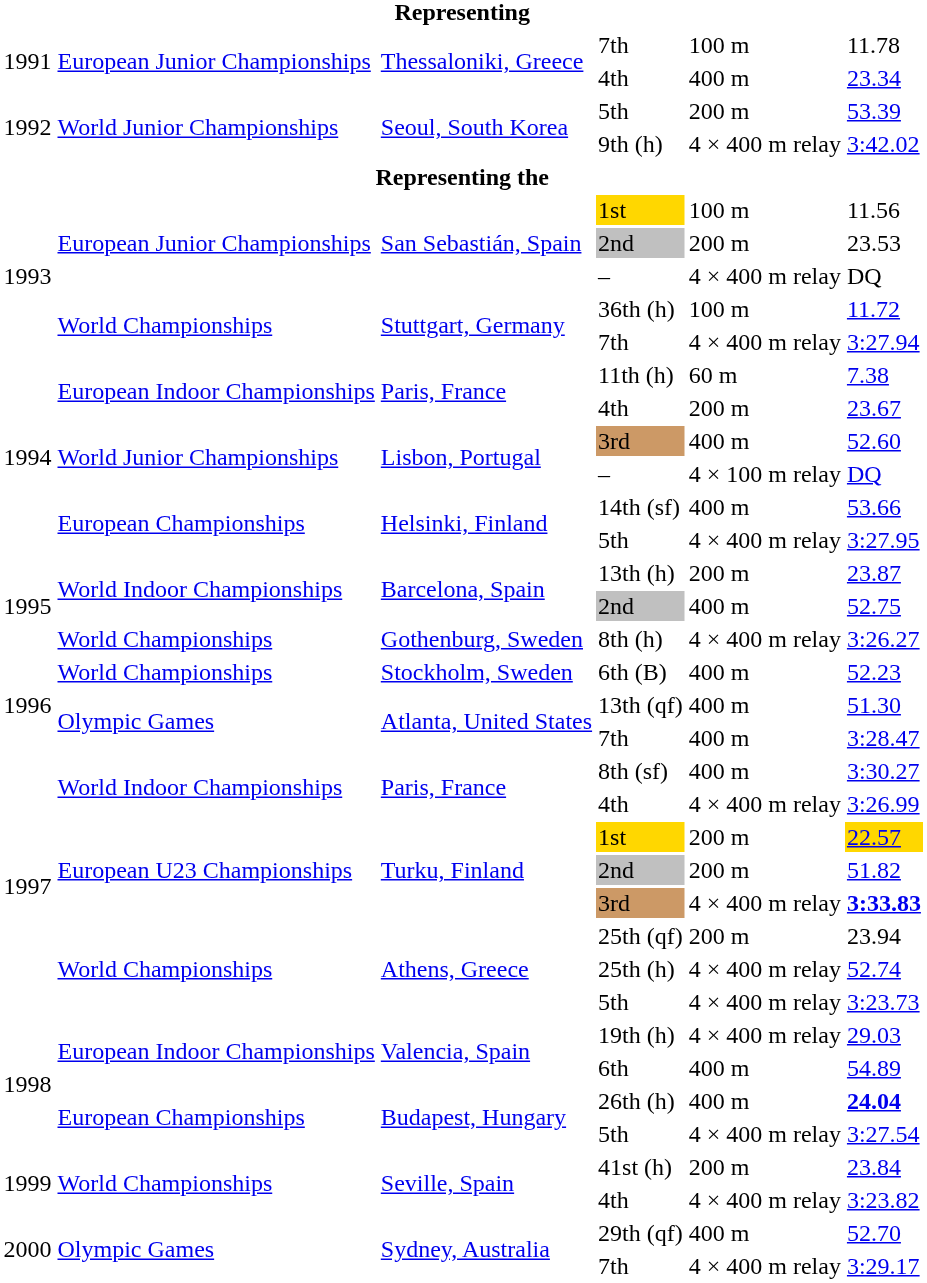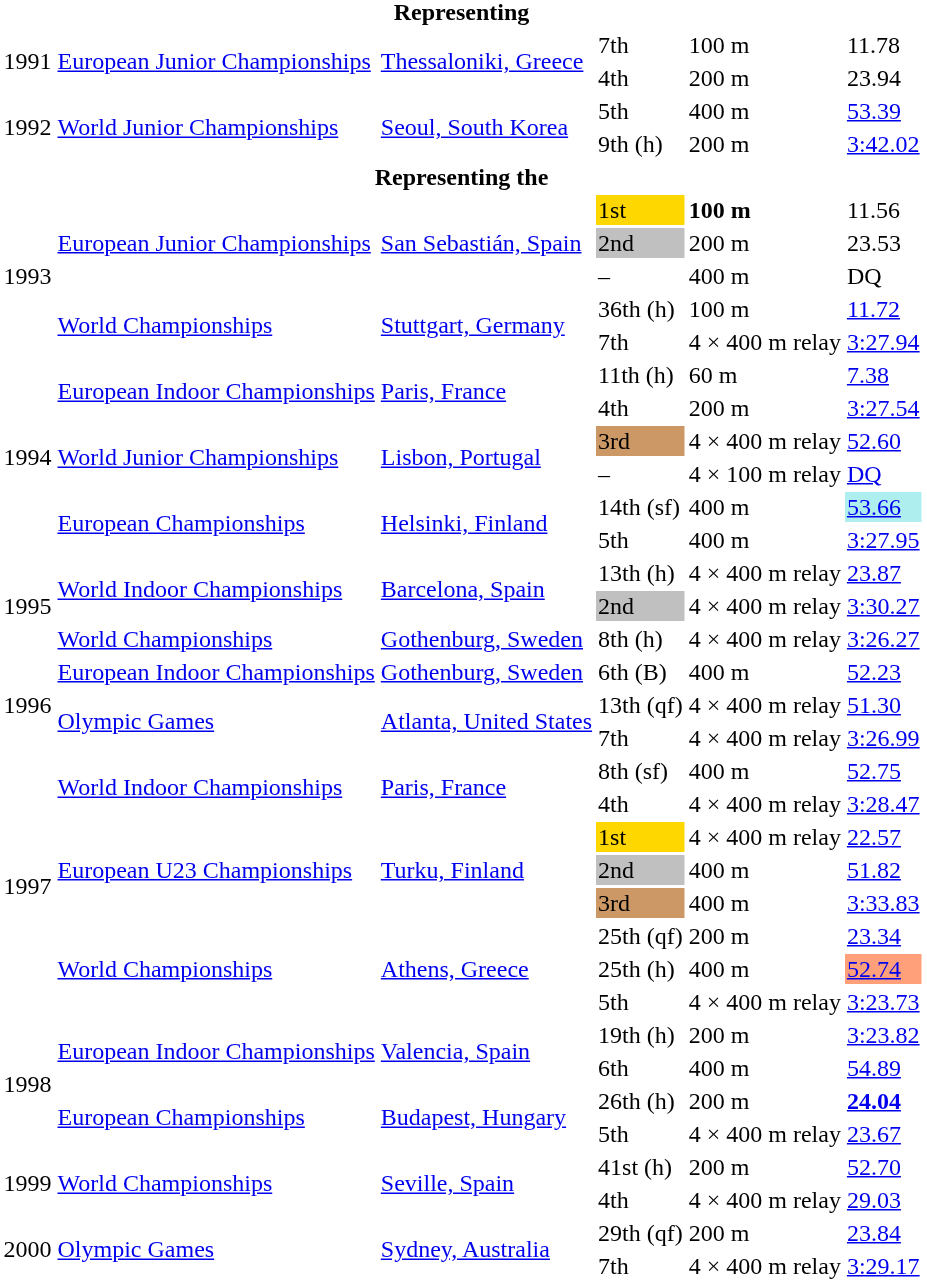(719, 77) 400 m -> (719, 77) 200 m
(874, 77) 23.34 -> (874, 77) 23.94
(719, 110) 200 m -> (719, 110) 400 m
(765, 143) 4 × 400 m relay -> (719, 143) 200 m
(719, 209) normal -> (720, 209) bold
(765, 275) 4 × 400 m relay -> (719, 275) 400 m
(874, 407) 23.67 -> (883, 407) 3:27.54
(719, 440) 400 m -> (765, 440) 4 × 400 m relay
(874, 506) no background -> (874, 506) paleturquoise background
(765, 539) 4 × 400 m relay -> (719, 539) 400 m
(719, 572) 200 m -> (765, 572) 4 × 400 m relay
(719, 605) 400 m -> (765, 605) 4 × 400 m relay
(874, 605) 52.75 -> (883, 605) 3:30.27
(165, 671) World Championships -> (216, 671) European Indoor Championships
(477, 671) Stockholm, Sweden -> (482, 671) Gothenburg, Sweden
(719, 704) 400 m -> (765, 704) 4 × 400 m relay
(719, 737) 400 m -> (765, 737) 4 × 400 m relay
(883, 737) 3:28.47 -> (883, 737) 3:26.99
(883, 770) 3:30.27 -> (874, 770) 52.75
(883, 803) 3:26.99 -> (883, 803) 3:28.47
(719, 836) 200 m -> (765, 836) 4 × 400 m relay
(874, 836) gold background -> (874, 836) no background
(719, 869) 200 m -> (719, 869) 400 m
(765, 902) 4 × 400 m relay -> (719, 902) 400 m
(884, 902) bold -> (883, 902) normal
(874, 935) 23.94 -> (874, 935) 23.34
(765, 968) 4 × 400 m relay -> (719, 968) 400 m
(874, 968) no background -> (874, 968) lightsalmon background
(765, 1034) 4 × 400 m relay -> (719, 1034) 200 m
(874, 1034) 29.03 -> (883, 1034) 3:23.82
(719, 1100) 400 m -> (719, 1100) 200 m
(883, 1133) 3:27.54 -> (874, 1133) 23.67
(874, 1166) 23.84 -> (874, 1166) 52.70
(883, 1199) 3:23.82 -> (874, 1199) 29.03
(719, 1232) 400 m -> (719, 1232) 200 m
(874, 1232) 52.70 -> (874, 1232) 23.84
